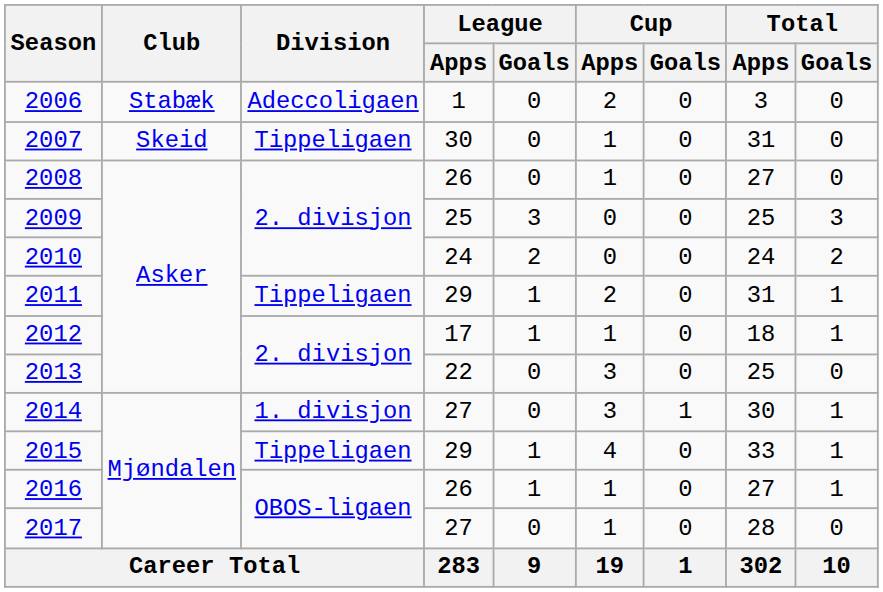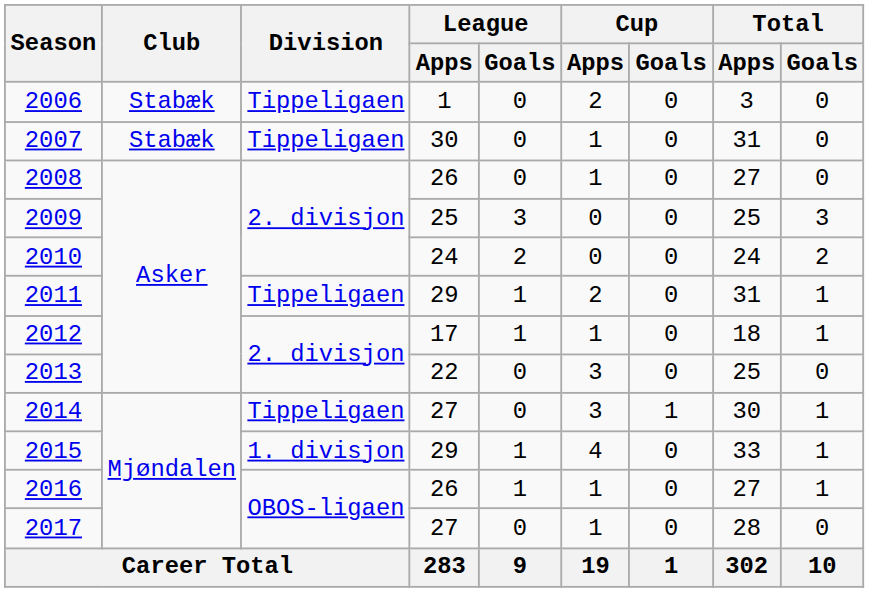(333, 102) Adeccoligaen -> (326, 102) Tippeligaen
(172, 141) Skeid -> (172, 141) Stabæk
(333, 412) 1. divisjon -> (326, 412) Tippeligaen
(333, 451) Tippeligaen -> (326, 451) 1. divisjon
